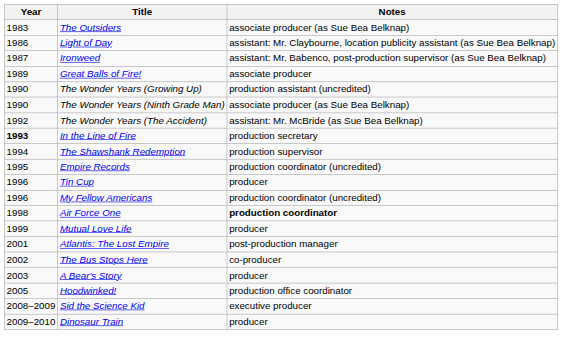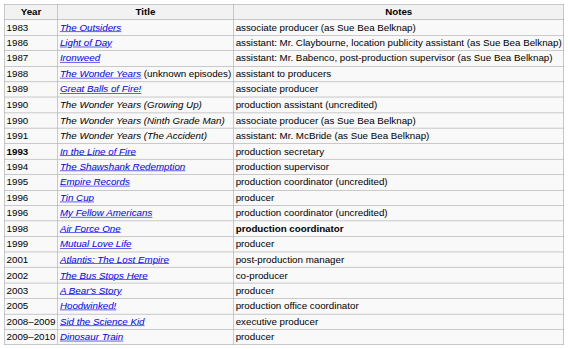+ row: (146, 74)
(17, 120) 1992 -> (17, 136) 1991
